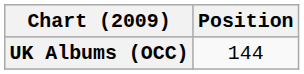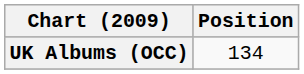(246, 53) 144 -> (246, 53) 134
